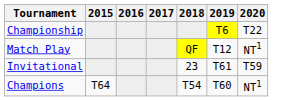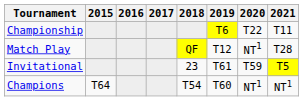+ column: (283, 13)
